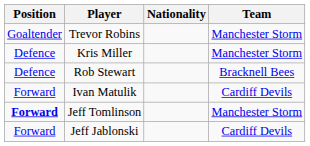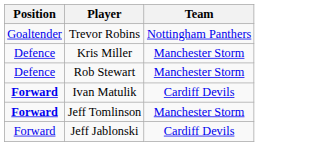- column: (176, 14)
(257, 33) Manchester Storm -> (199, 33) Nottingham Panthers
(257, 72) Bracknell Bees -> (199, 72) Manchester Storm
(35, 92) normal -> (35, 92) bold
